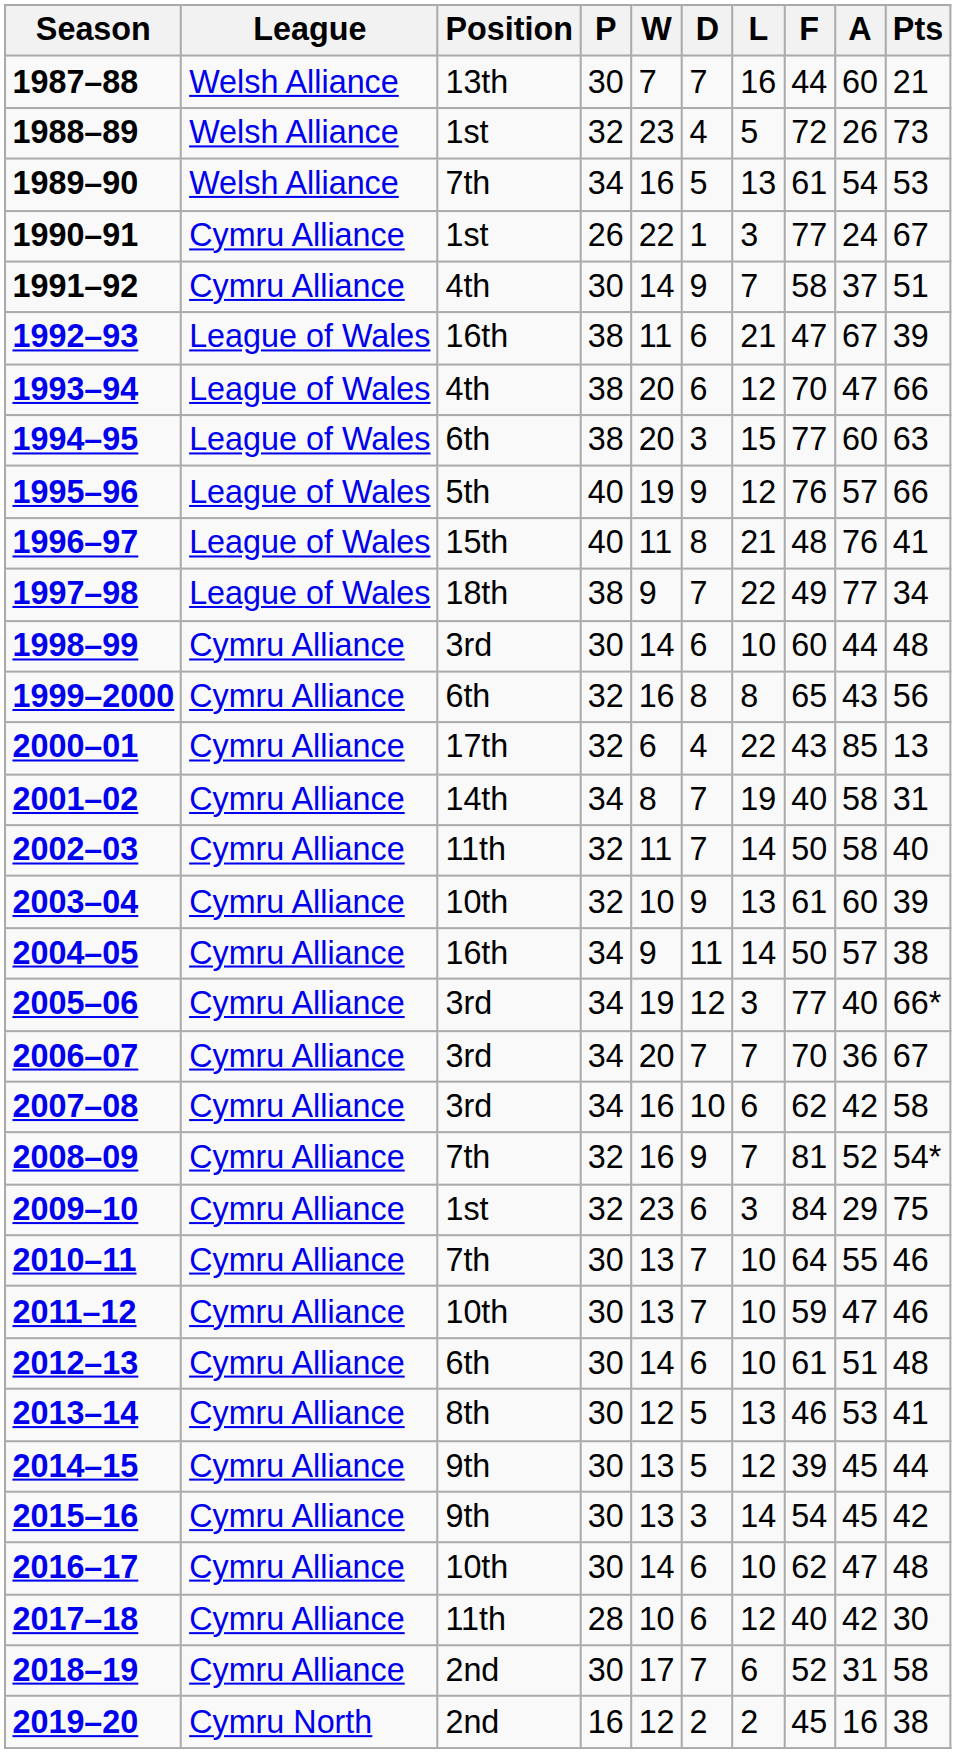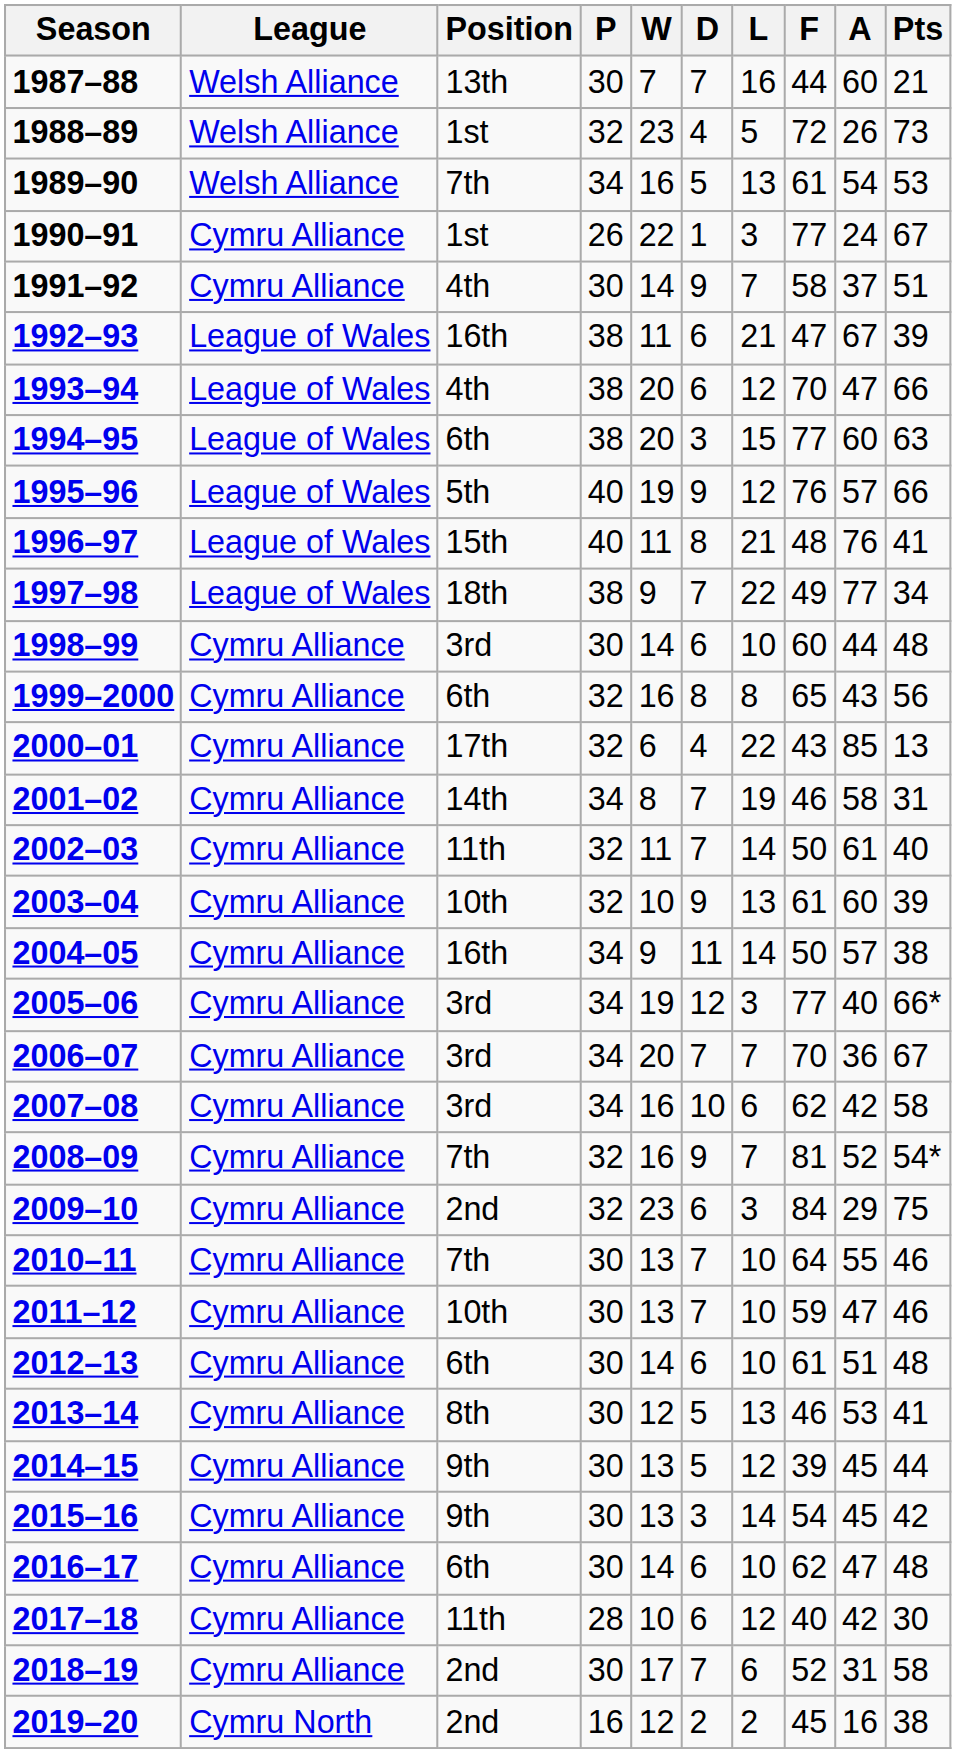(809, 798) 40 -> (809, 798) 46
(860, 850) 58 -> (860, 850) 61
(467, 1209) 1st -> (472, 1209) 2nd
(477, 1567) 10th -> (468, 1567) 6th
